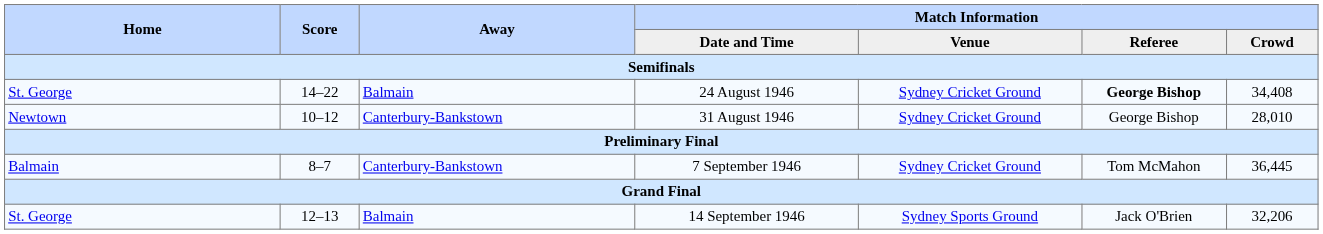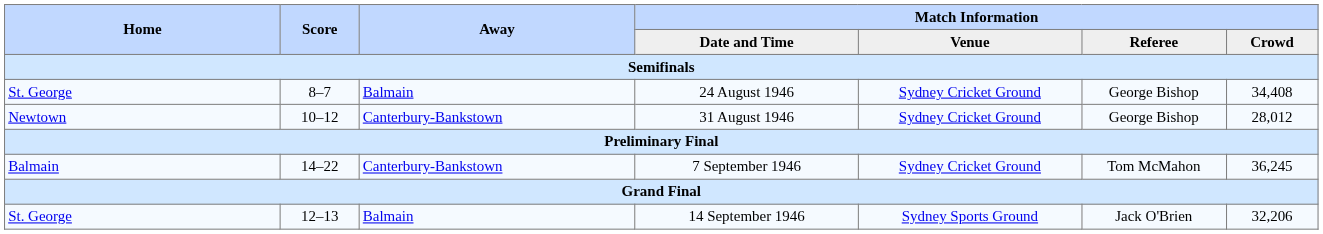(320, 91) 14–22 -> (320, 91) 8–7
(1154, 91) bold -> (1154, 91) normal
(1272, 116) 28,010 -> (1272, 116) 28,012
(320, 166) 8–7 -> (320, 166) 14–22
(1272, 166) 36,445 -> (1272, 166) 36,245
